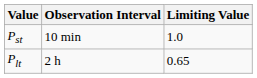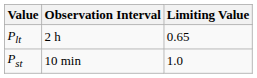rows swapped: (15, 37) <-> (14, 60)
